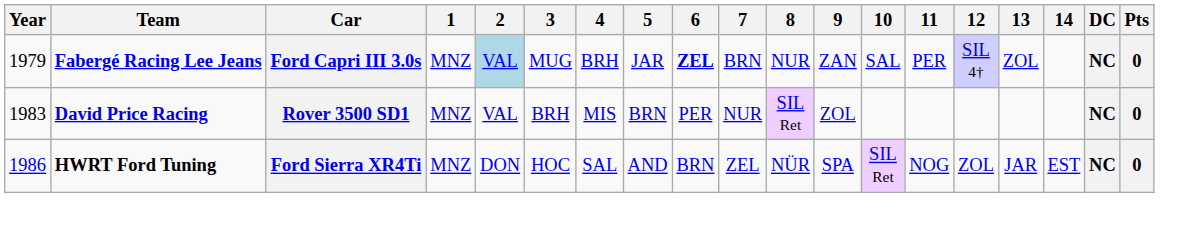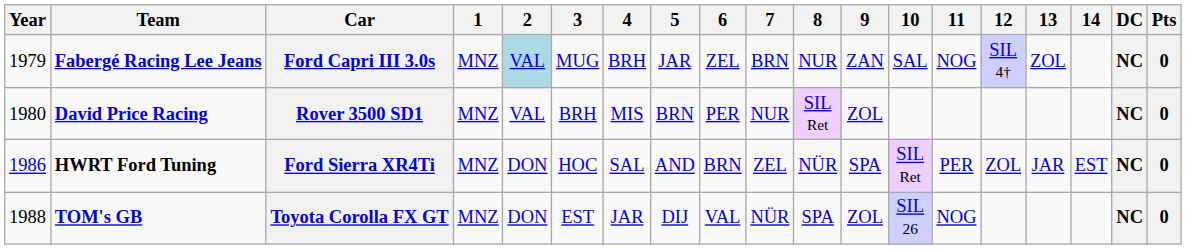(695, 60) bold -> (723, 60) normal
(929, 60) PER -> (956, 60) NOG
(28, 113) 1983 -> (28, 113) 1980
(929, 165) NOG -> (956, 165) PER
+ row: (360, 217)
